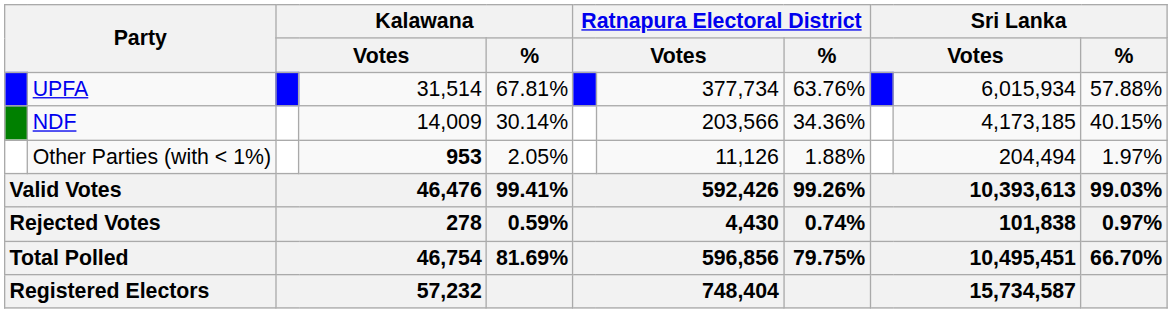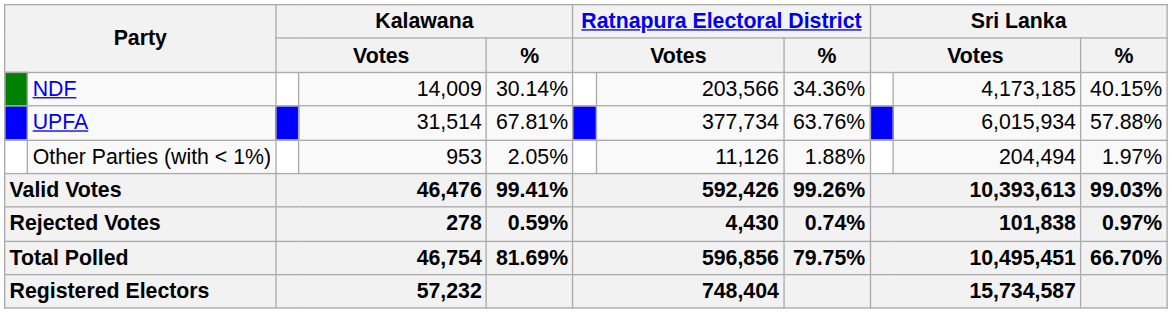rows swapped: (60, 88) <-> (55, 122)
(464, 156) bold -> (464, 156) normal
